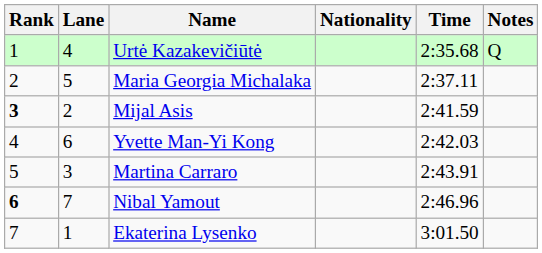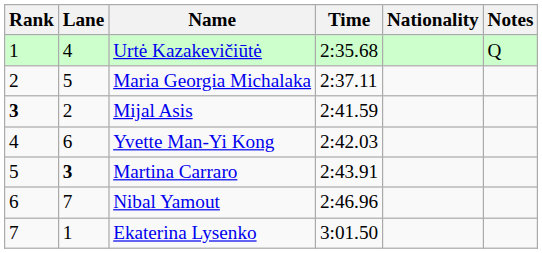columns swapped: (366, 19) <-> (450, 19)
(68, 171) normal -> (68, 171) bold
(14, 202) bold -> (14, 202) normal
